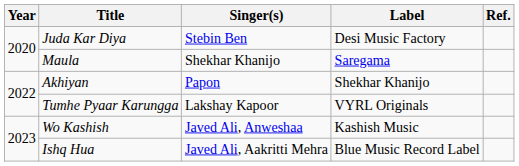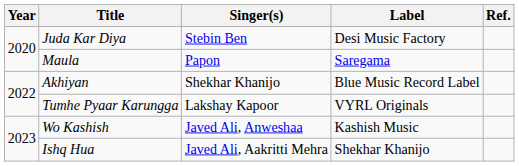(232, 60) Shekhar Khanijo -> (203, 60) Papon
(203, 82) Papon -> (232, 82) Shekhar Khanijo
(382, 82) Shekhar Khanijo -> (407, 82) Blue Music Record Label
(407, 149) Blue Music Record Label -> (382, 149) Shekhar Khanijo
